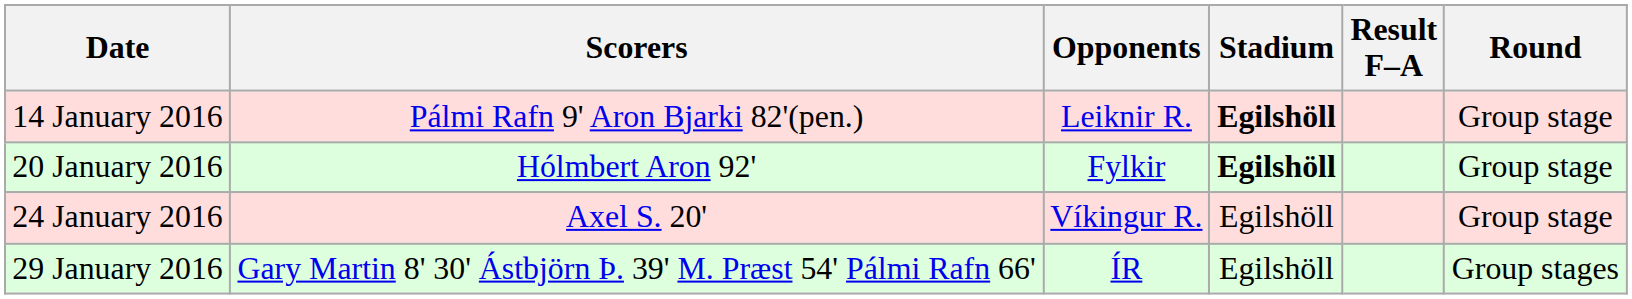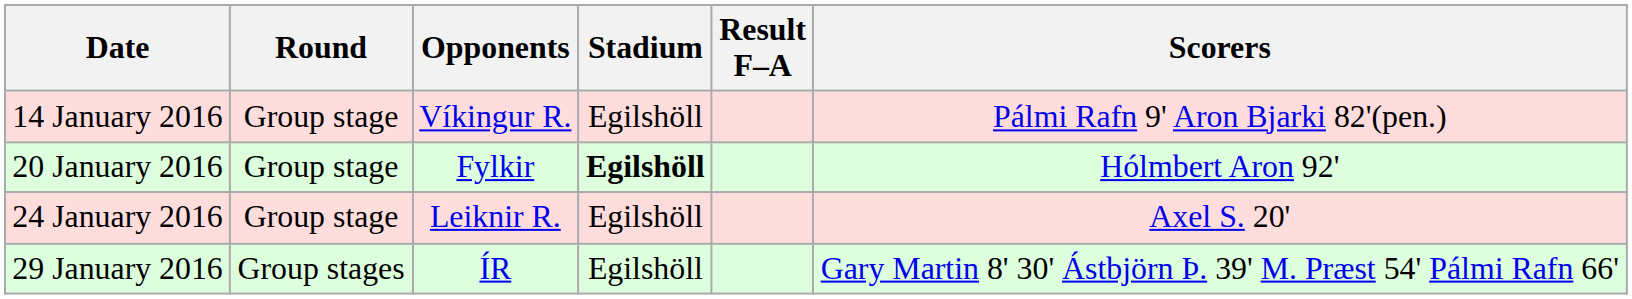columns swapped: (1535, 47) <-> (637, 47)
(1126, 116) Leiknir R. -> (495, 116) Víkingur R.
(1276, 116) bold -> (645, 116) normal
(1126, 217) Víkingur R. -> (495, 217) Leiknir R.
